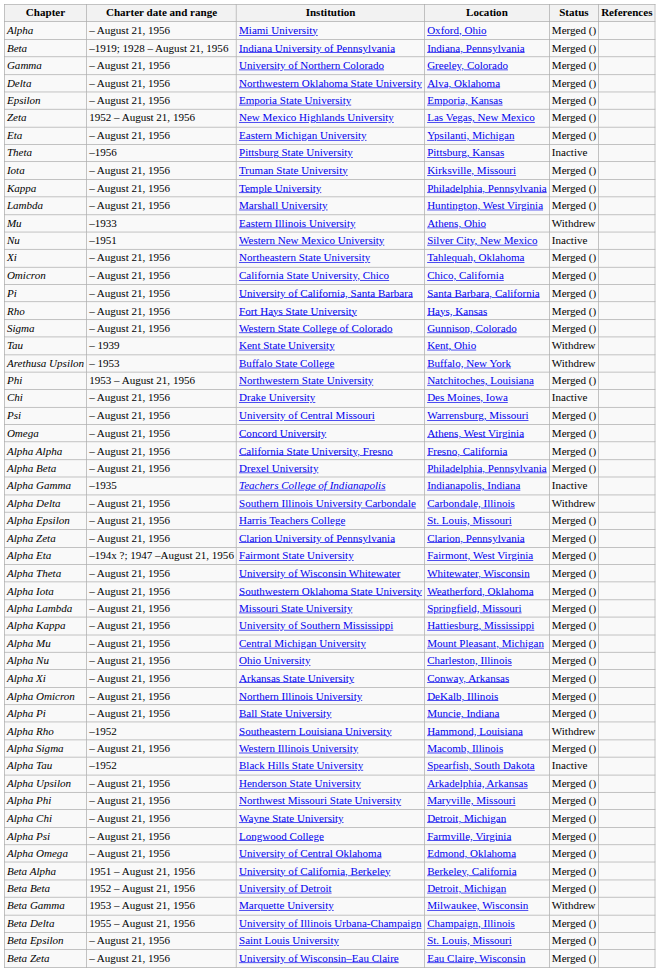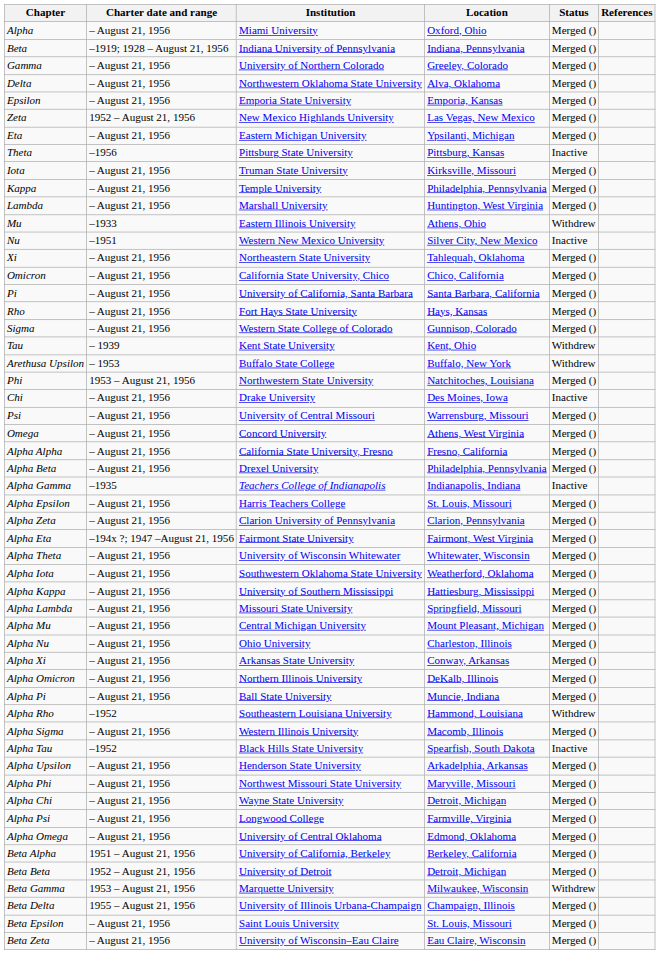- row: (34, 503)
rows swapped: (36, 626) <-> (40, 608)
